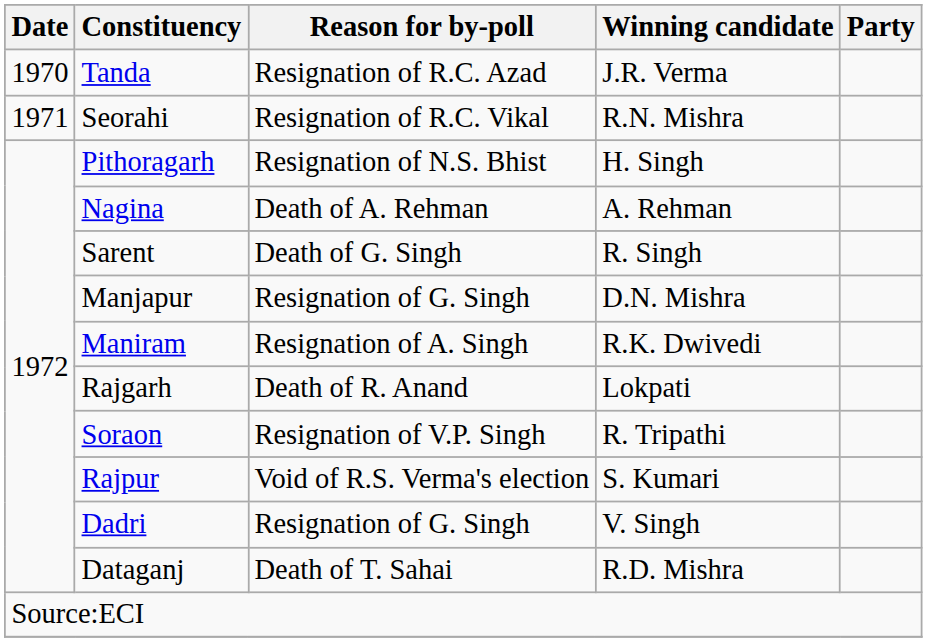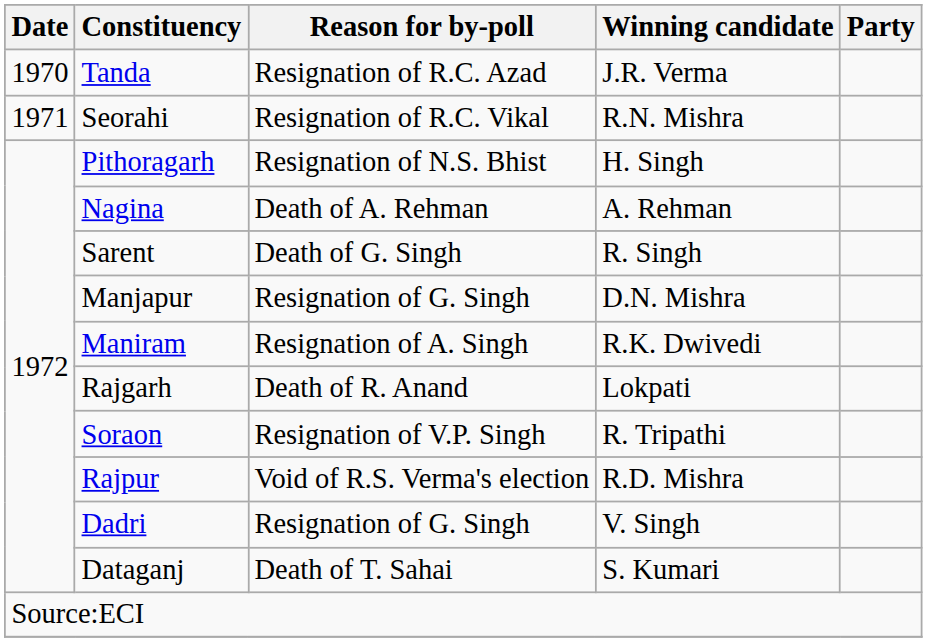(661, 478) S. Kumari -> (673, 478) R.D. Mishra
(673, 569) R.D. Mishra -> (661, 569) S. Kumari
